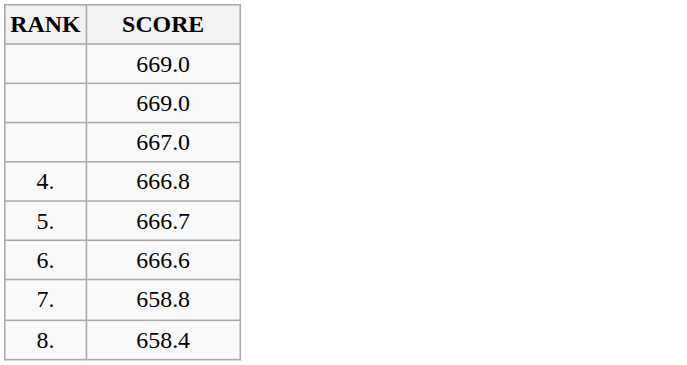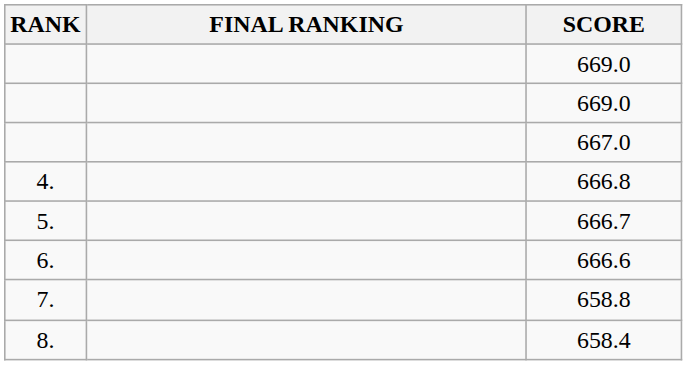+ column: (306, 24)
